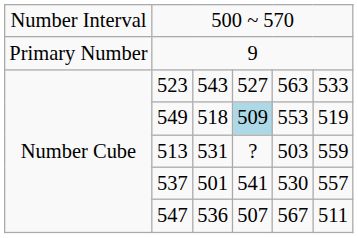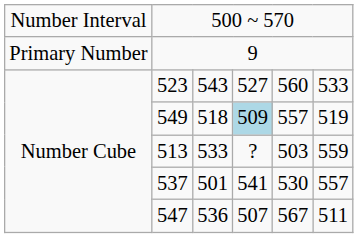(293, 85) 563 -> (293, 85) 560
(293, 118) 553 -> (293, 118) 557
(213, 150) 531 -> (213, 150) 533
